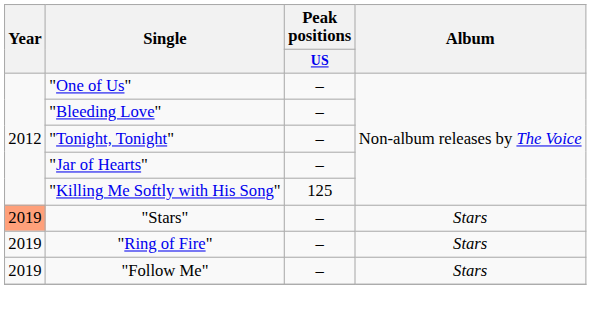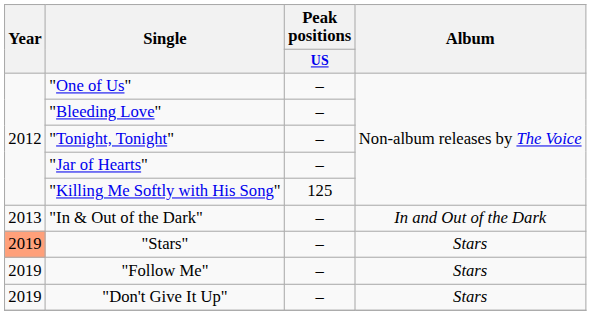+ row: (126, 217)
- row: (165, 244)
+ row: (165, 297)
